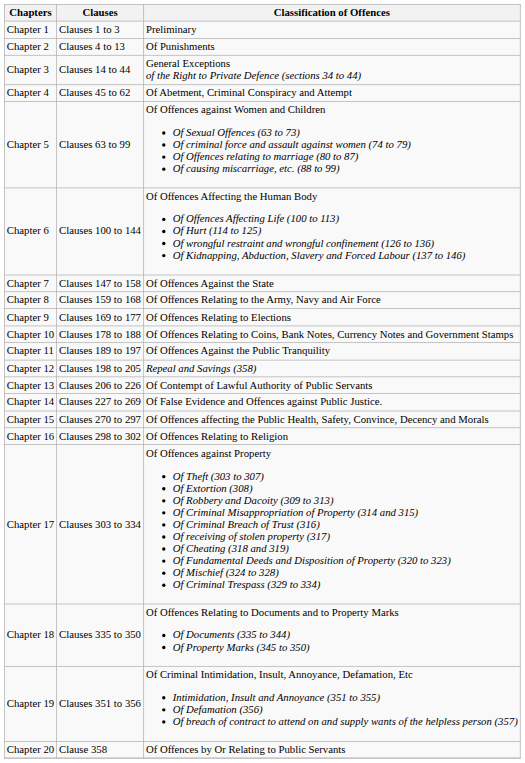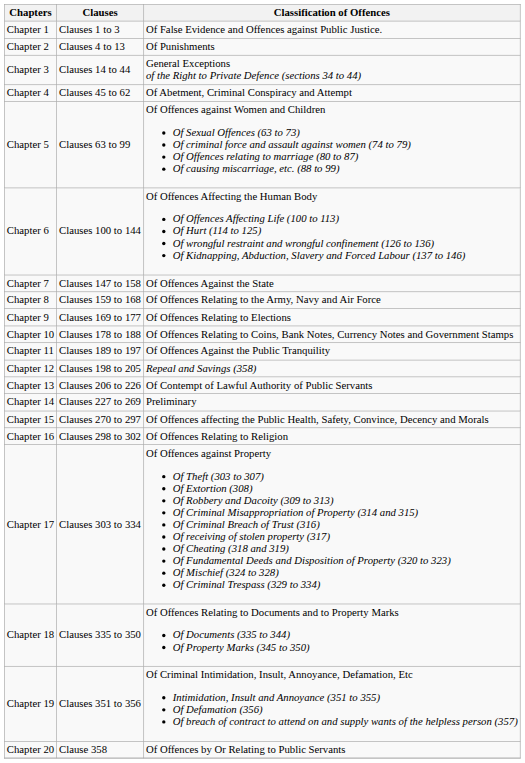(171, 30) Preliminary -> (264, 30) Of False Evidence and Offences against Public Justice.
(264, 402) Of False Evidence and Offences against Public Justice. -> (171, 402) Preliminary
